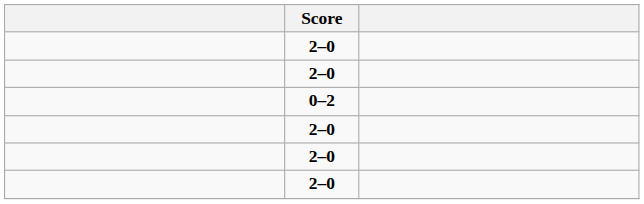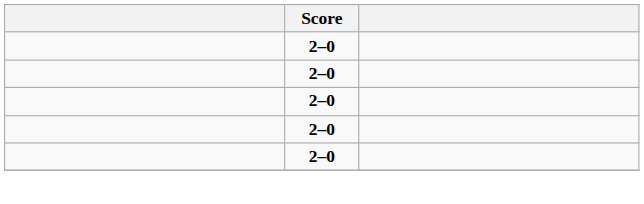- row: (145, 101)
